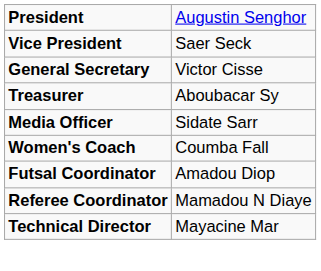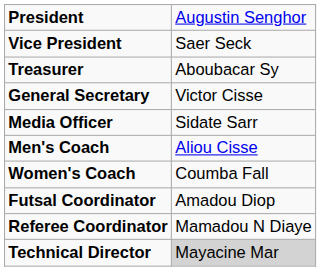rows swapped: (79, 69) <-> (46, 95)
+ row: (59, 148)
(227, 226) no background -> (227, 252) lightgrey background
